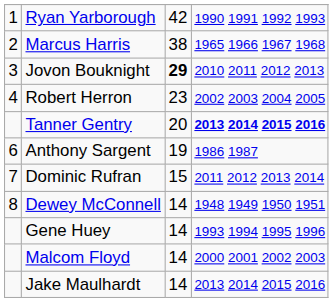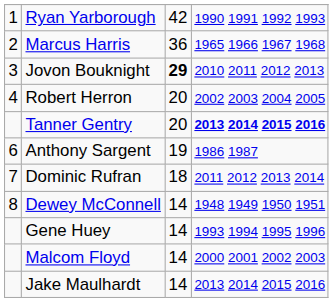(178, 44) 38 -> (178, 44) 36
(178, 97) 23 -> (178, 97) 20
(178, 177) 15 -> (178, 177) 18
